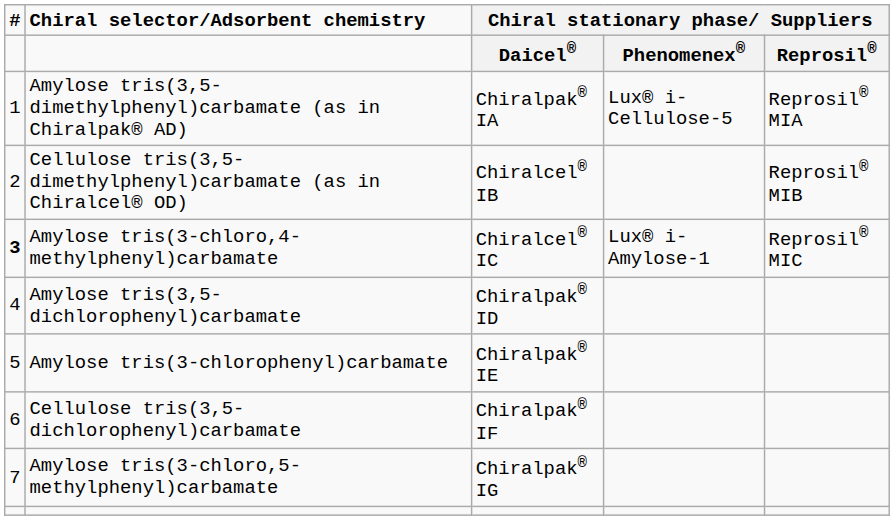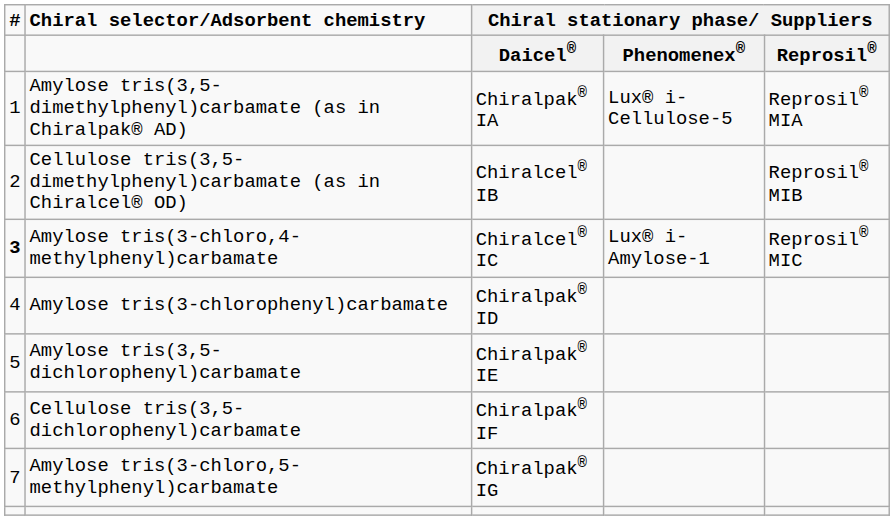(165, 305) Amylose tris(3,5-dichlorophenyl)carbamate -> (239, 305) Amylose tris(3-chlorophenyl)carbamate
(239, 363) Amylose tris(3-chlorophenyl)carbamate -> (165, 363) Amylose tris(3,5-dichlorophenyl)carbamate
